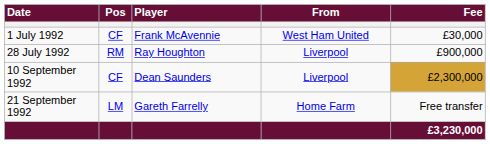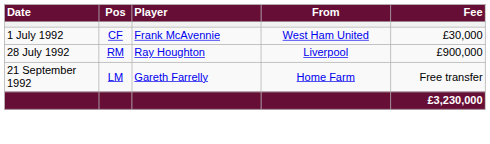- row: (42, 77)
